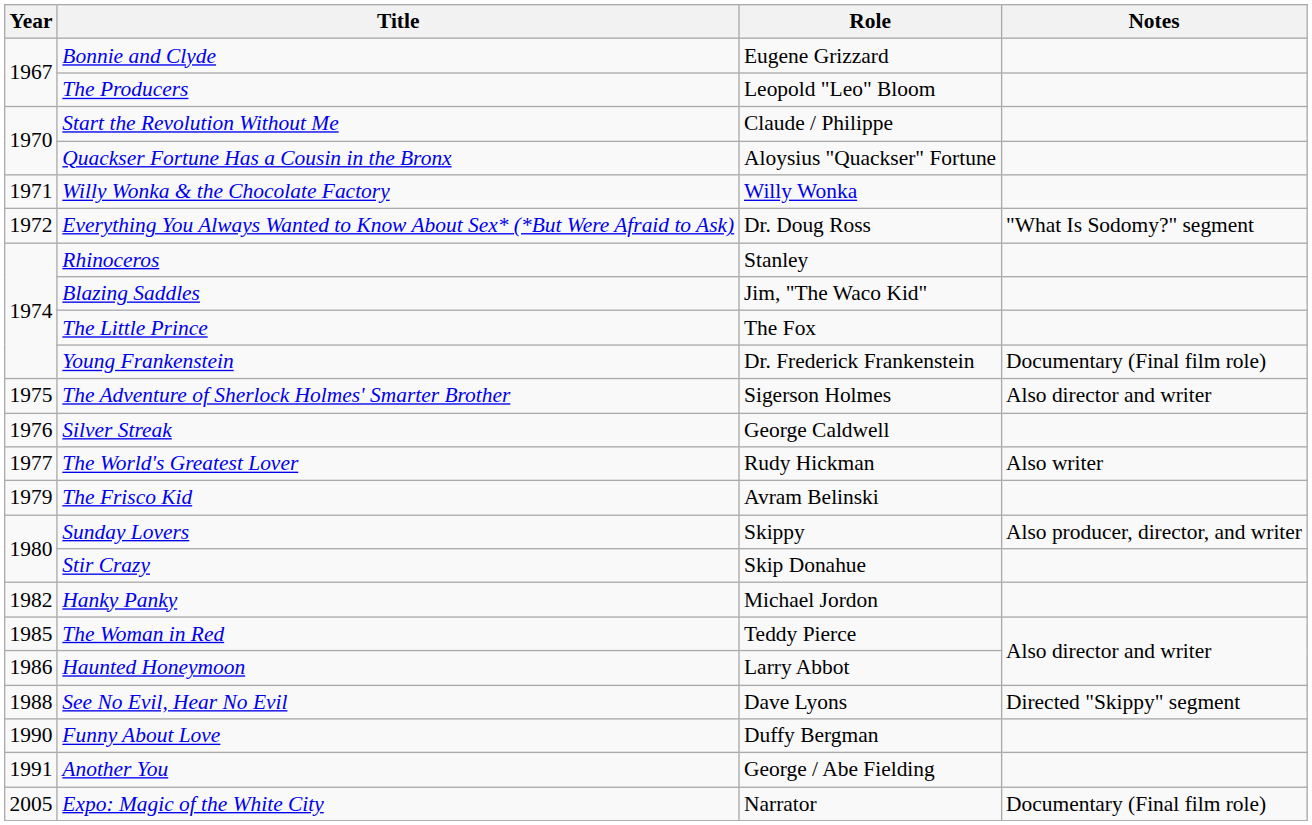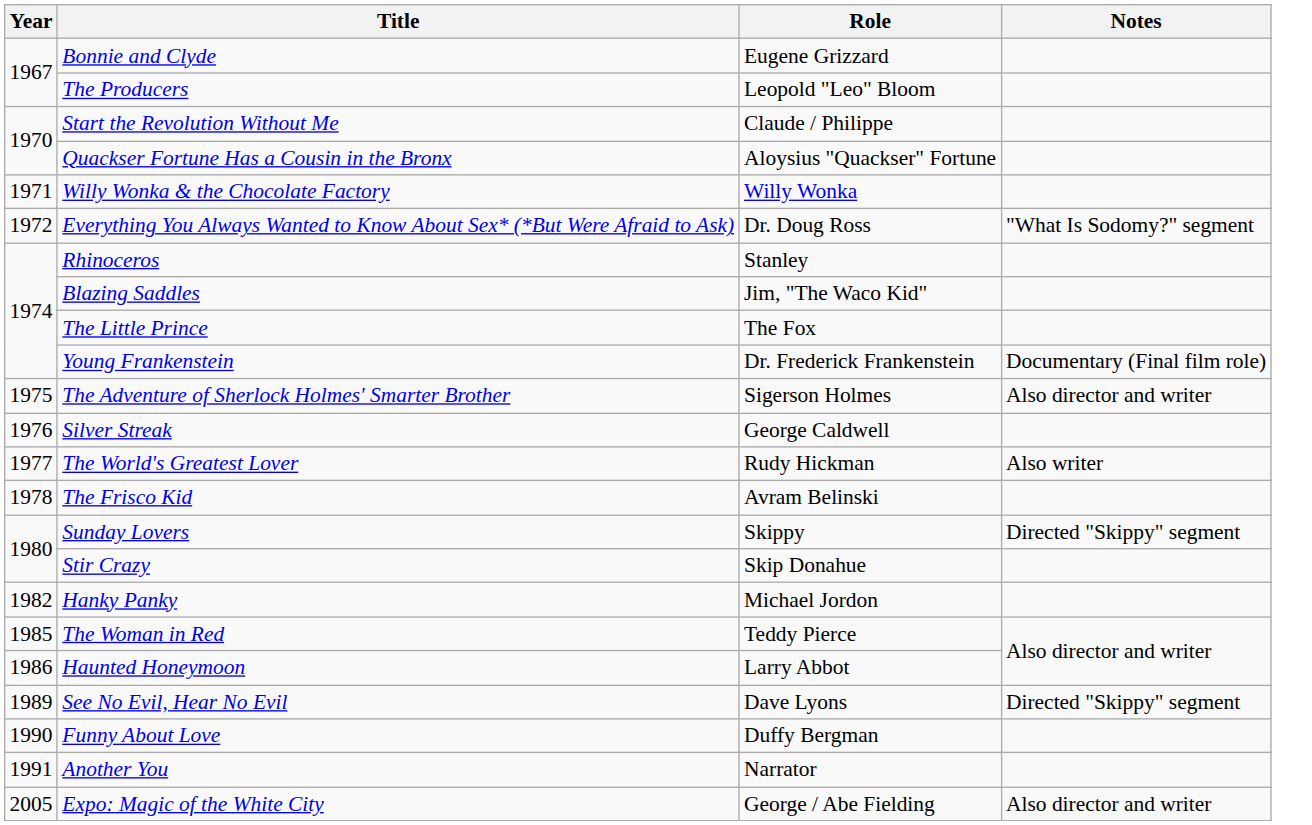(31, 497) 1979 -> (31, 497) 1978
(1154, 531) Also producer, director, and writer -> (1123, 531) Directed "Skippy" segment
(31, 701) 1988 -> (31, 701) 1989
(839, 769) George / Abe Fielding -> (780, 769) Narrator
(780, 803) Narrator -> (839, 803) George / Abe Fielding
(1136, 803) Documentary (Final film role) -> (1109, 803) Also director and writer
